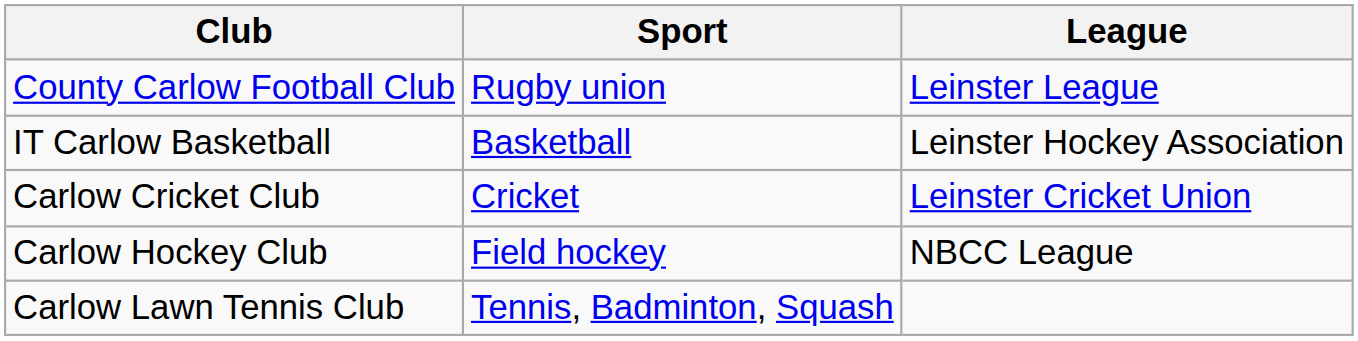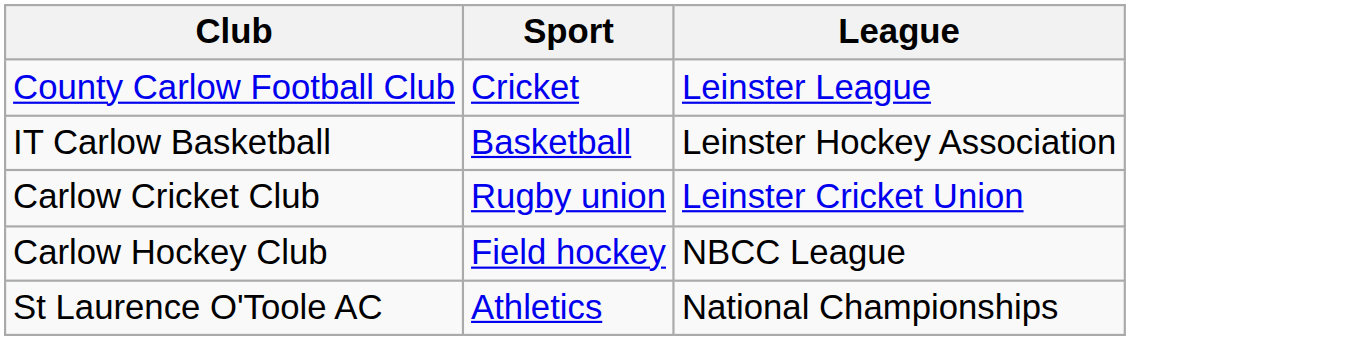(569, 87) Rugby union -> (525, 87) Cricket
(525, 197) Cricket -> (569, 197) Rugby union
+ row: (198, 307)
- row: (209, 307)
